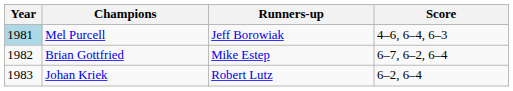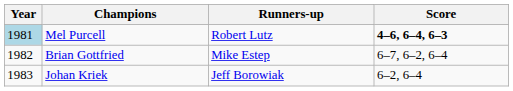(247, 34) Jeff Borowiak -> (242, 34) Robert Lutz
(412, 34) normal -> (412, 34) bold
(242, 75) Robert Lutz -> (247, 75) Jeff Borowiak
